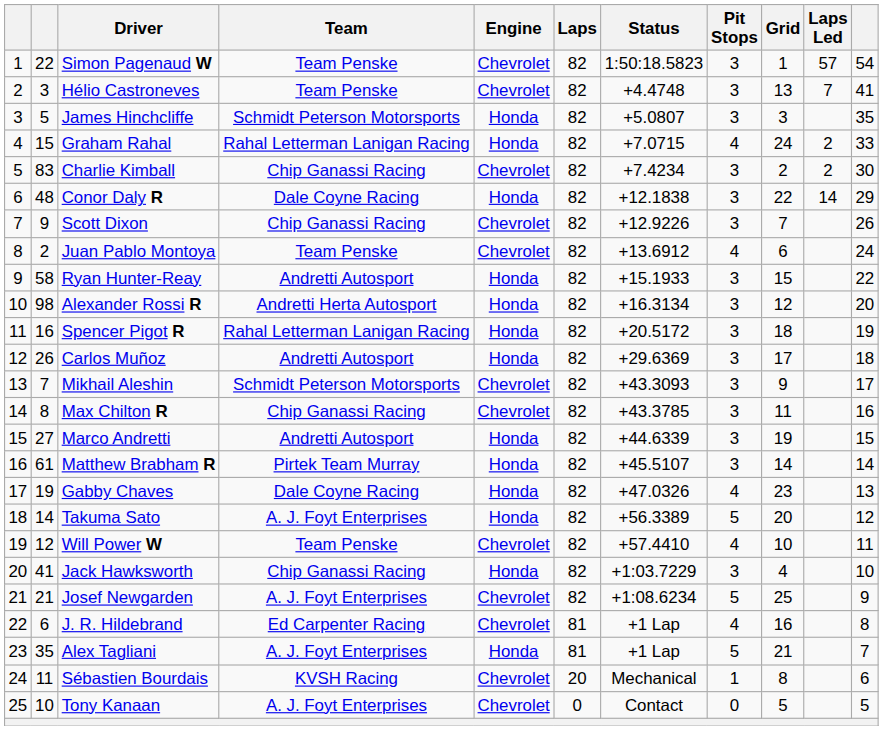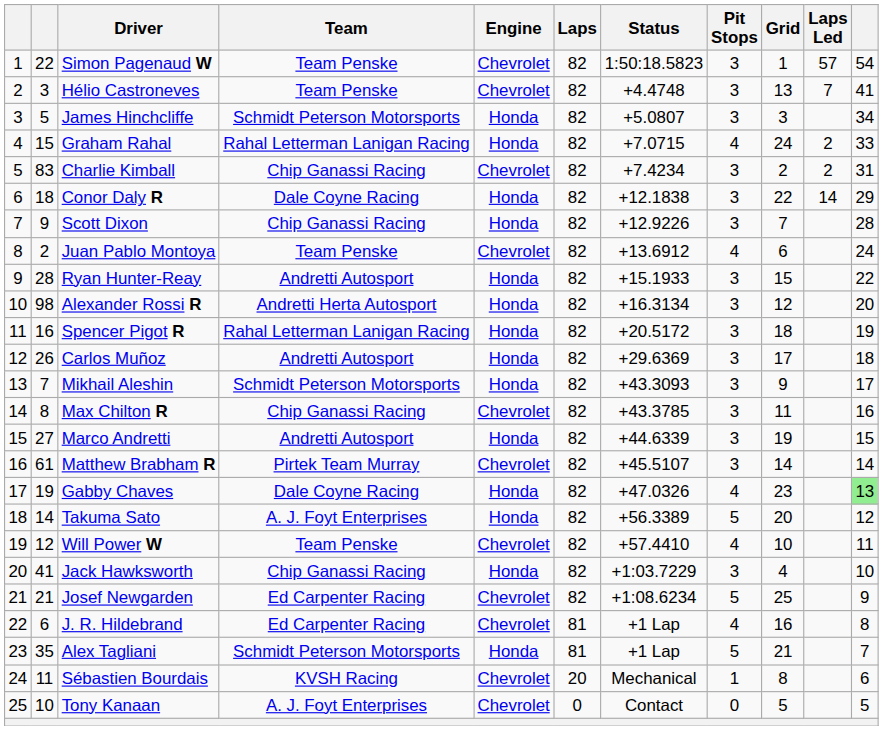(865, 117) 35 -> (865, 117) 34
(865, 171) 30 -> (865, 171) 31
(44, 197) 48 -> (44, 197) 18
(514, 224) Chevrolet -> (514, 224) Honda
(865, 224) 26 -> (865, 224) 28
(44, 277) 58 -> (44, 277) 28
(514, 384) Chevrolet -> (514, 384) Honda
(514, 464) Honda -> (514, 464) Chevrolet
(865, 491) no background -> (865, 491) lightgreen background
(346, 598) A. J. Foyt Enterprises -> (346, 598) Ed Carpenter Racing
(346, 651) A. J. Foyt Enterprises -> (346, 651) Schmidt Peterson Motorsports
